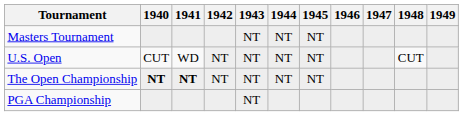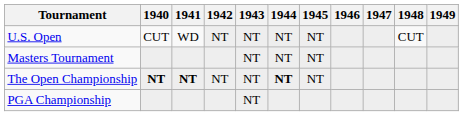rows swapped: (60, 36) <-> (35, 57)
(283, 79) normal -> (283, 79) bold
